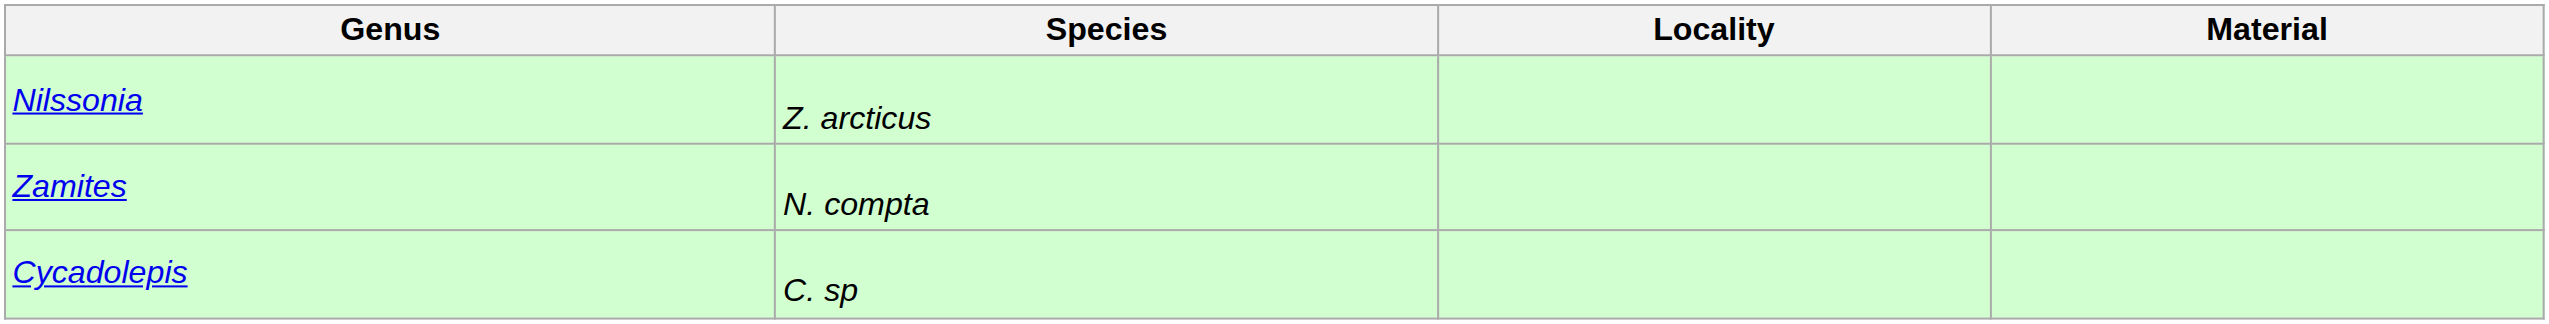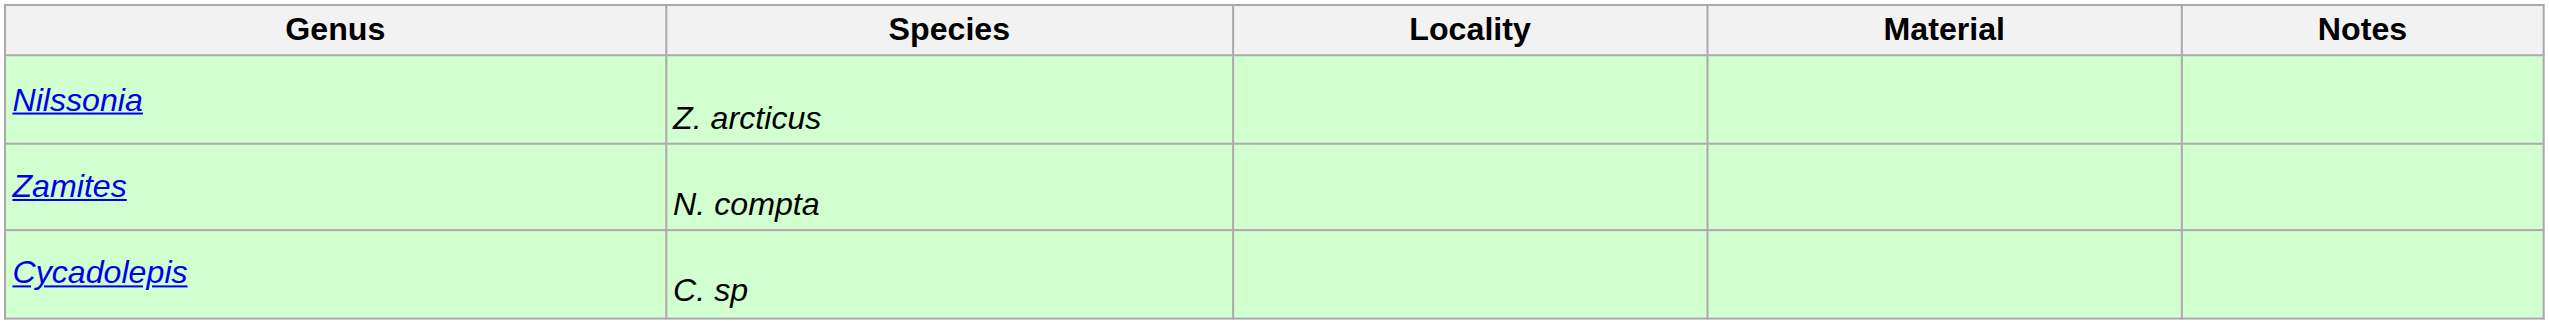+ column: (2362, 30)
